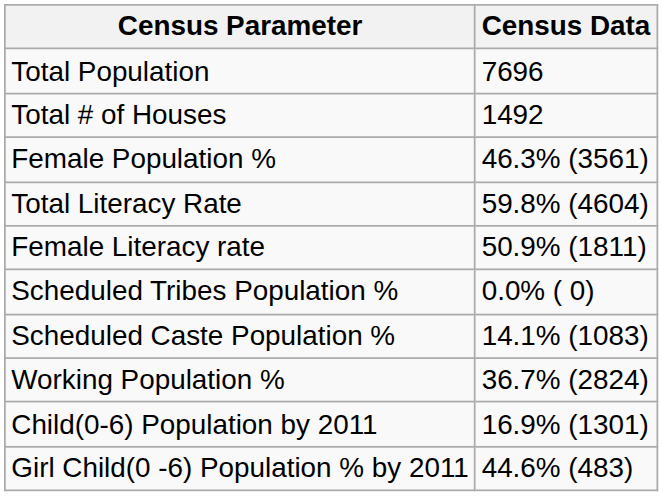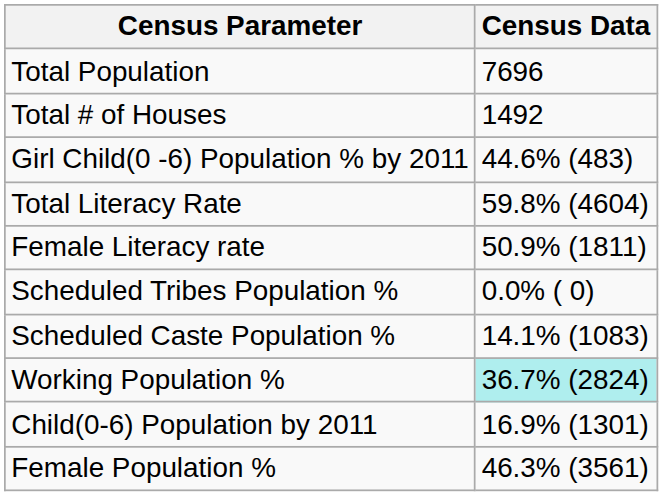rows swapped: (144, 159) <-> (240, 468)
(565, 379) no background -> (565, 379) paleturquoise background
